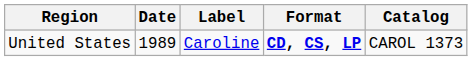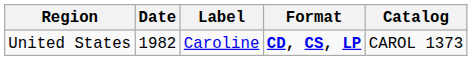(157, 43) 1989 -> (157, 43) 1982
